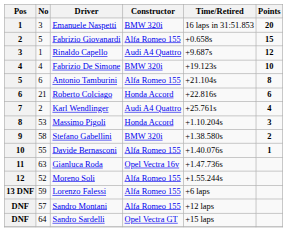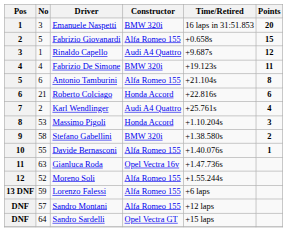(269, 66) 10 -> (269, 66) 11
